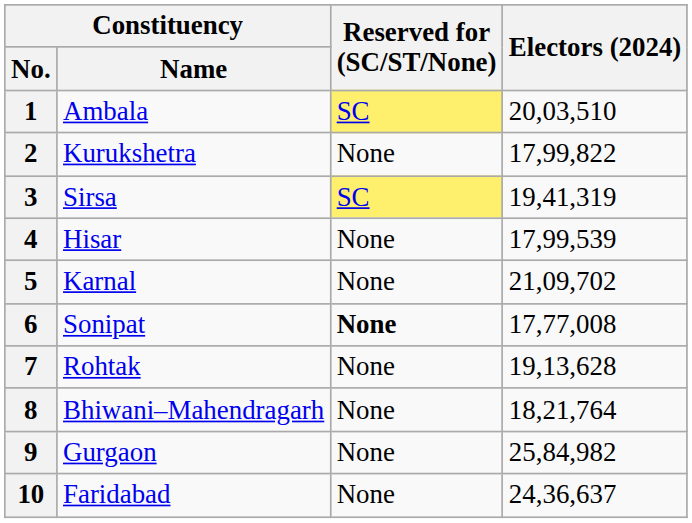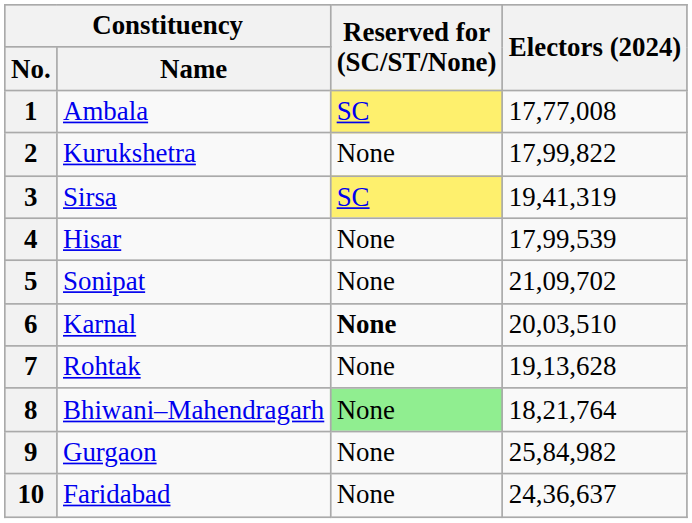(563, 111) 20,03,510 -> (563, 111) 17,77,008
(100, 281) Karnal -> (104, 281) Sonipat
(104, 324) Sonipat -> (100, 324) Karnal
(563, 324) 17,77,008 -> (563, 324) 20,03,510
(366, 409) no background -> (366, 409) lightgreen background
